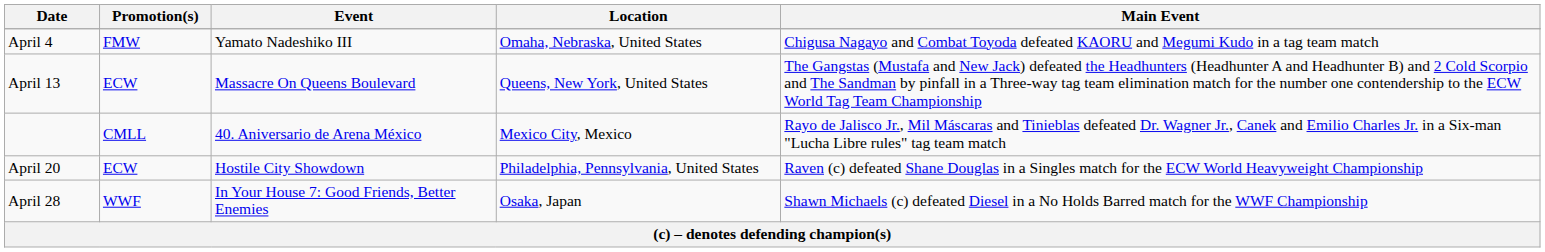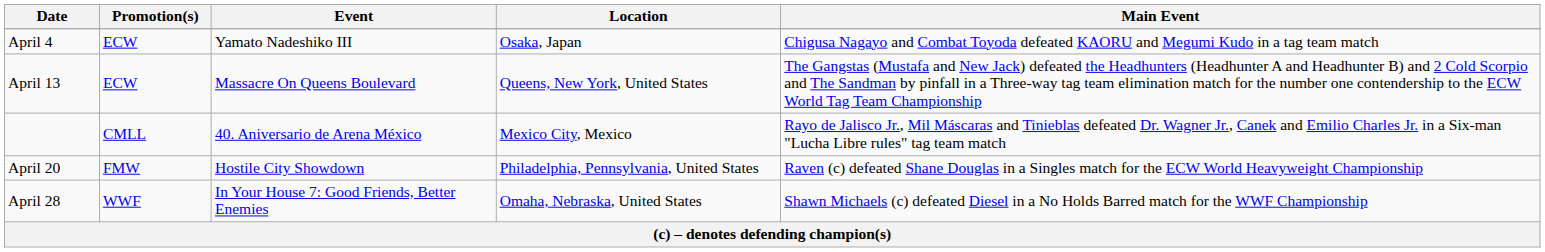(121, 41) FMW -> (120, 41) ECW
(601, 41) Omaha, Nebraska, United States -> (541, 41) Osaka, Japan
(120, 167) ECW -> (121, 167) FMW
(541, 200) Osaka, Japan -> (601, 200) Omaha, Nebraska, United States
